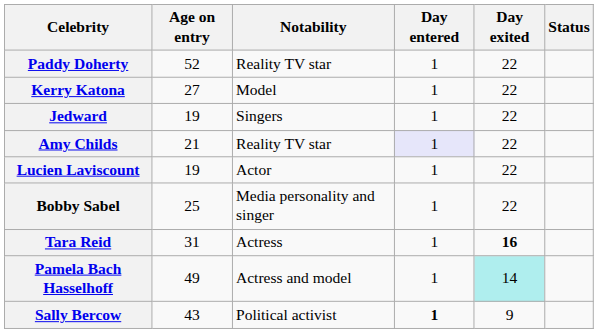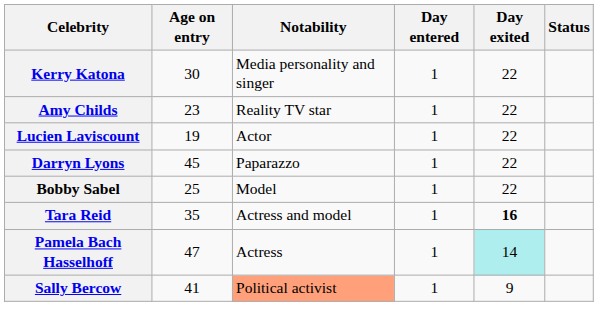- row: (78, 63)
(192, 90) 27 -> (192, 73) 30
(256, 90) Model -> (305, 73) Media personality and singer
- row: (78, 116)
(192, 143) 21 -> (192, 109) 23
(434, 143) lavender background -> (434, 109) no background
+ row: (78, 162)
(305, 206) Media personality and singer -> (256, 189) Model
(192, 242) 31 -> (192, 215) 35
(259, 242) Actress -> (294, 215) Actress and model
(192, 278) 49 -> (192, 252) 47
(294, 278) Actress and model -> (259, 252) Actress
(192, 314) 43 -> (192, 288) 41
(286, 314) no background -> (286, 288) lightsalmon background
(434, 314) bold -> (434, 288) normal
